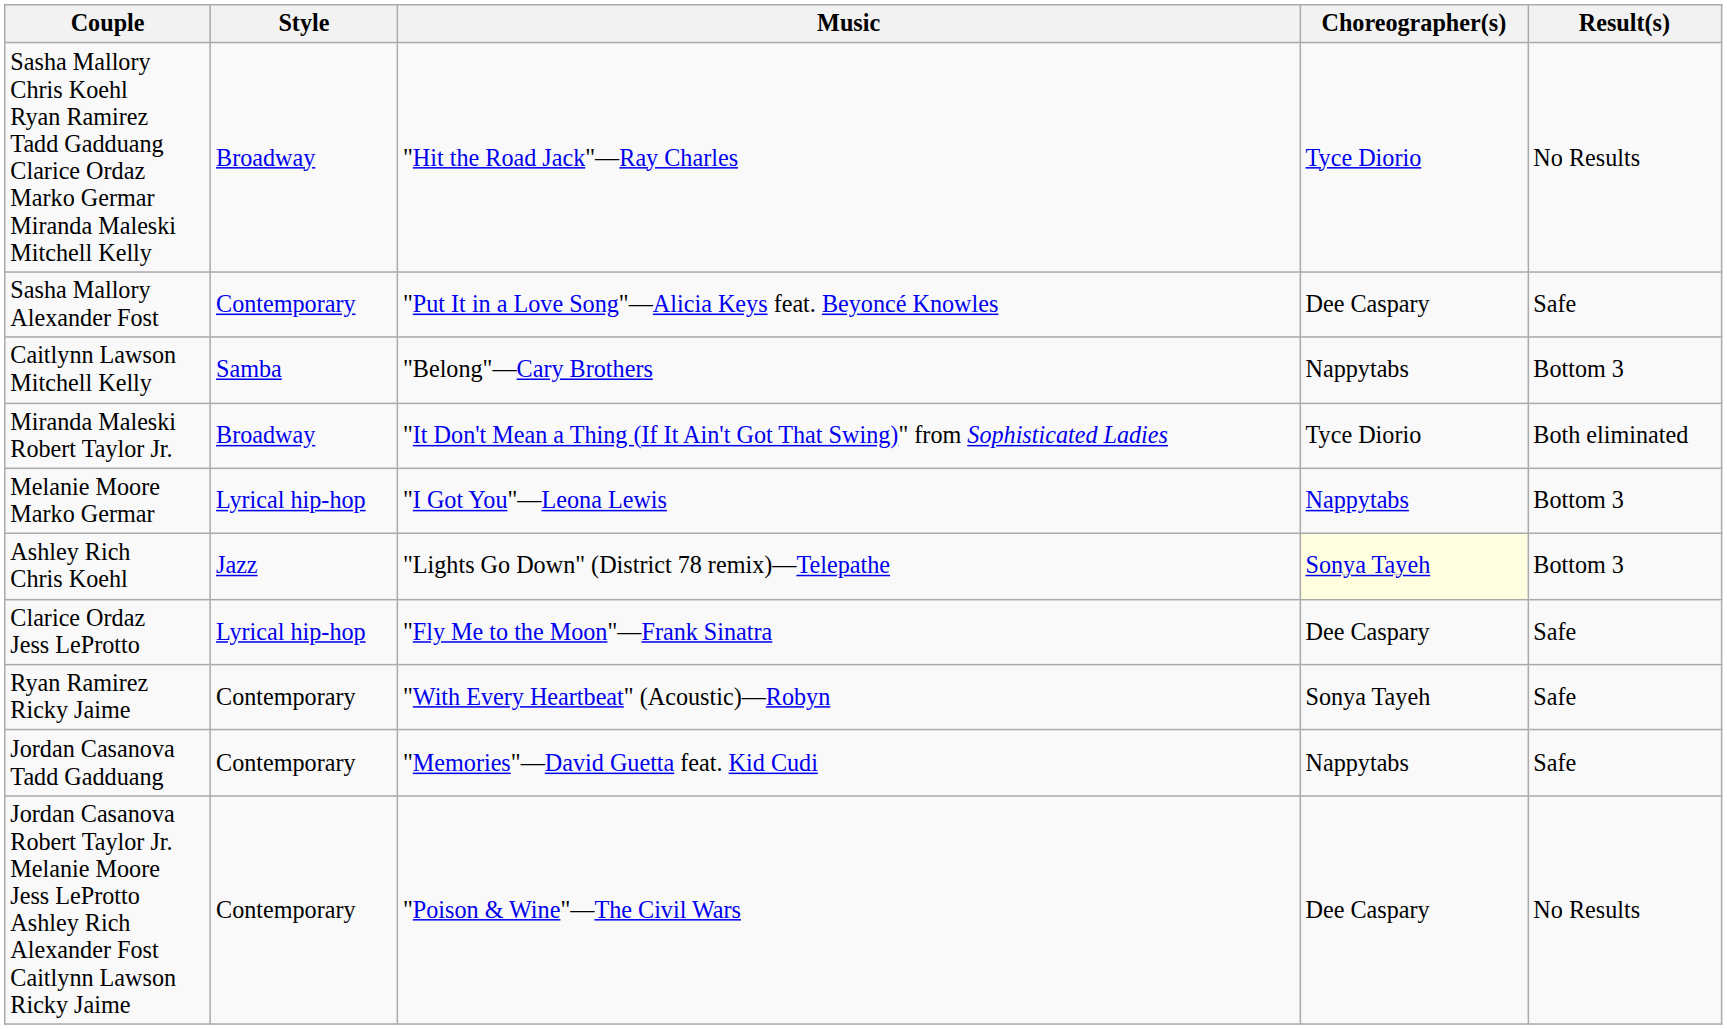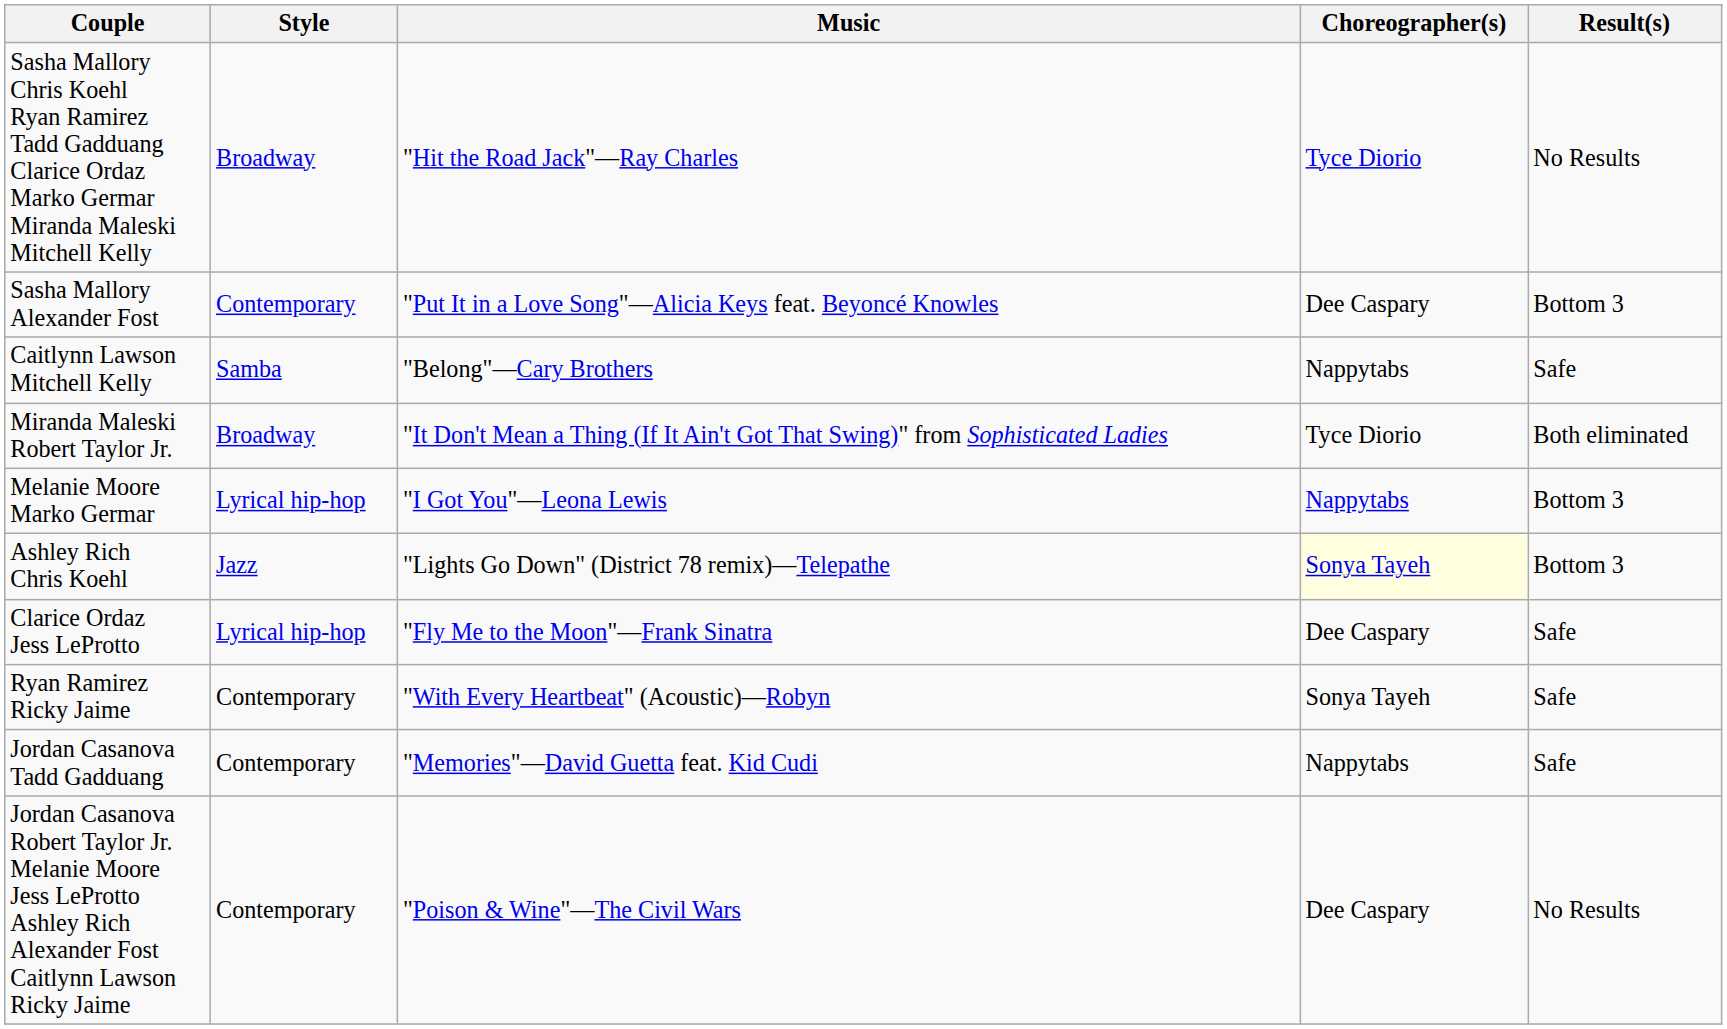(1555, 304) Safe -> (1579, 304) Bottom 3
(1579, 369) Bottom 3 -> (1555, 369) Safe
